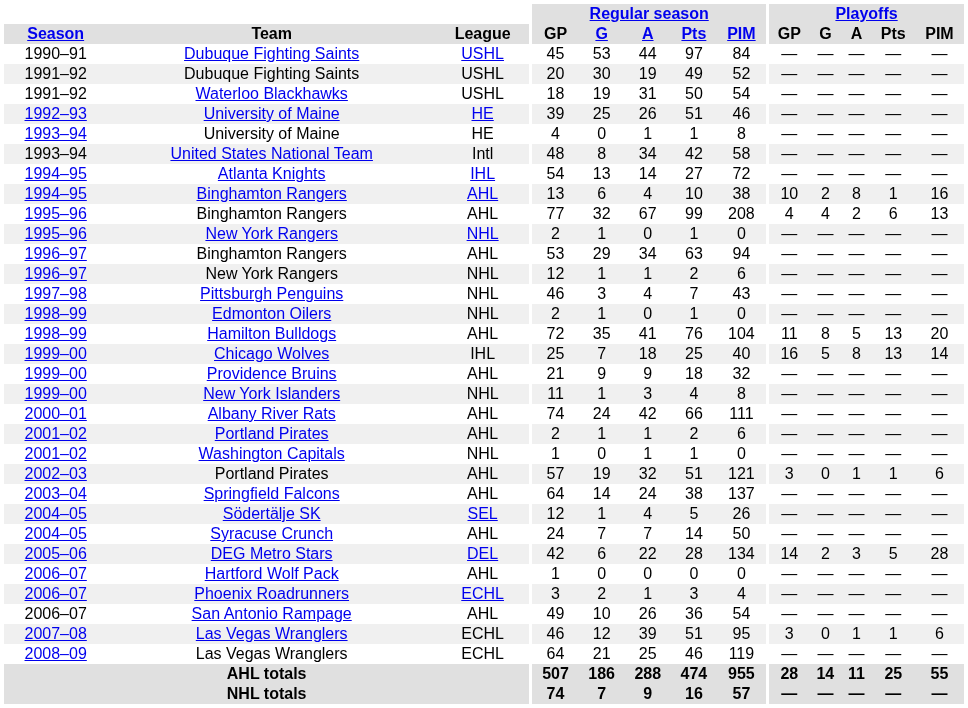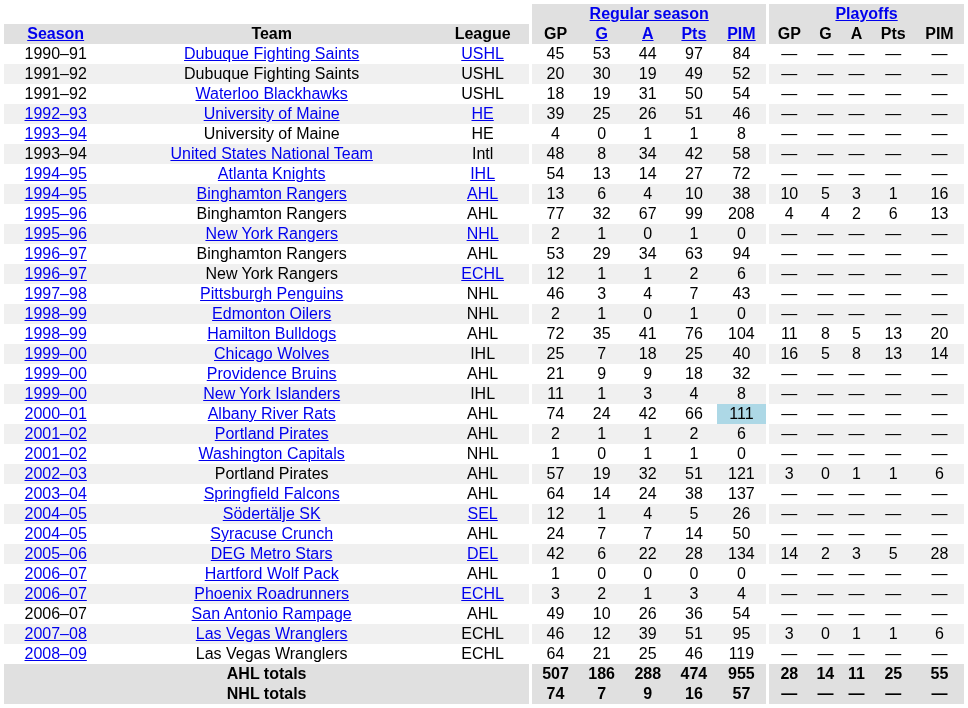(825, 194) 2 -> (825, 194) 5
(856, 194) 8 -> (856, 194) 3
(483, 274) NHL -> (483, 274) ECHL
(483, 394) NHL -> (483, 394) IHL
(741, 414) no background -> (741, 414) lightblue background
